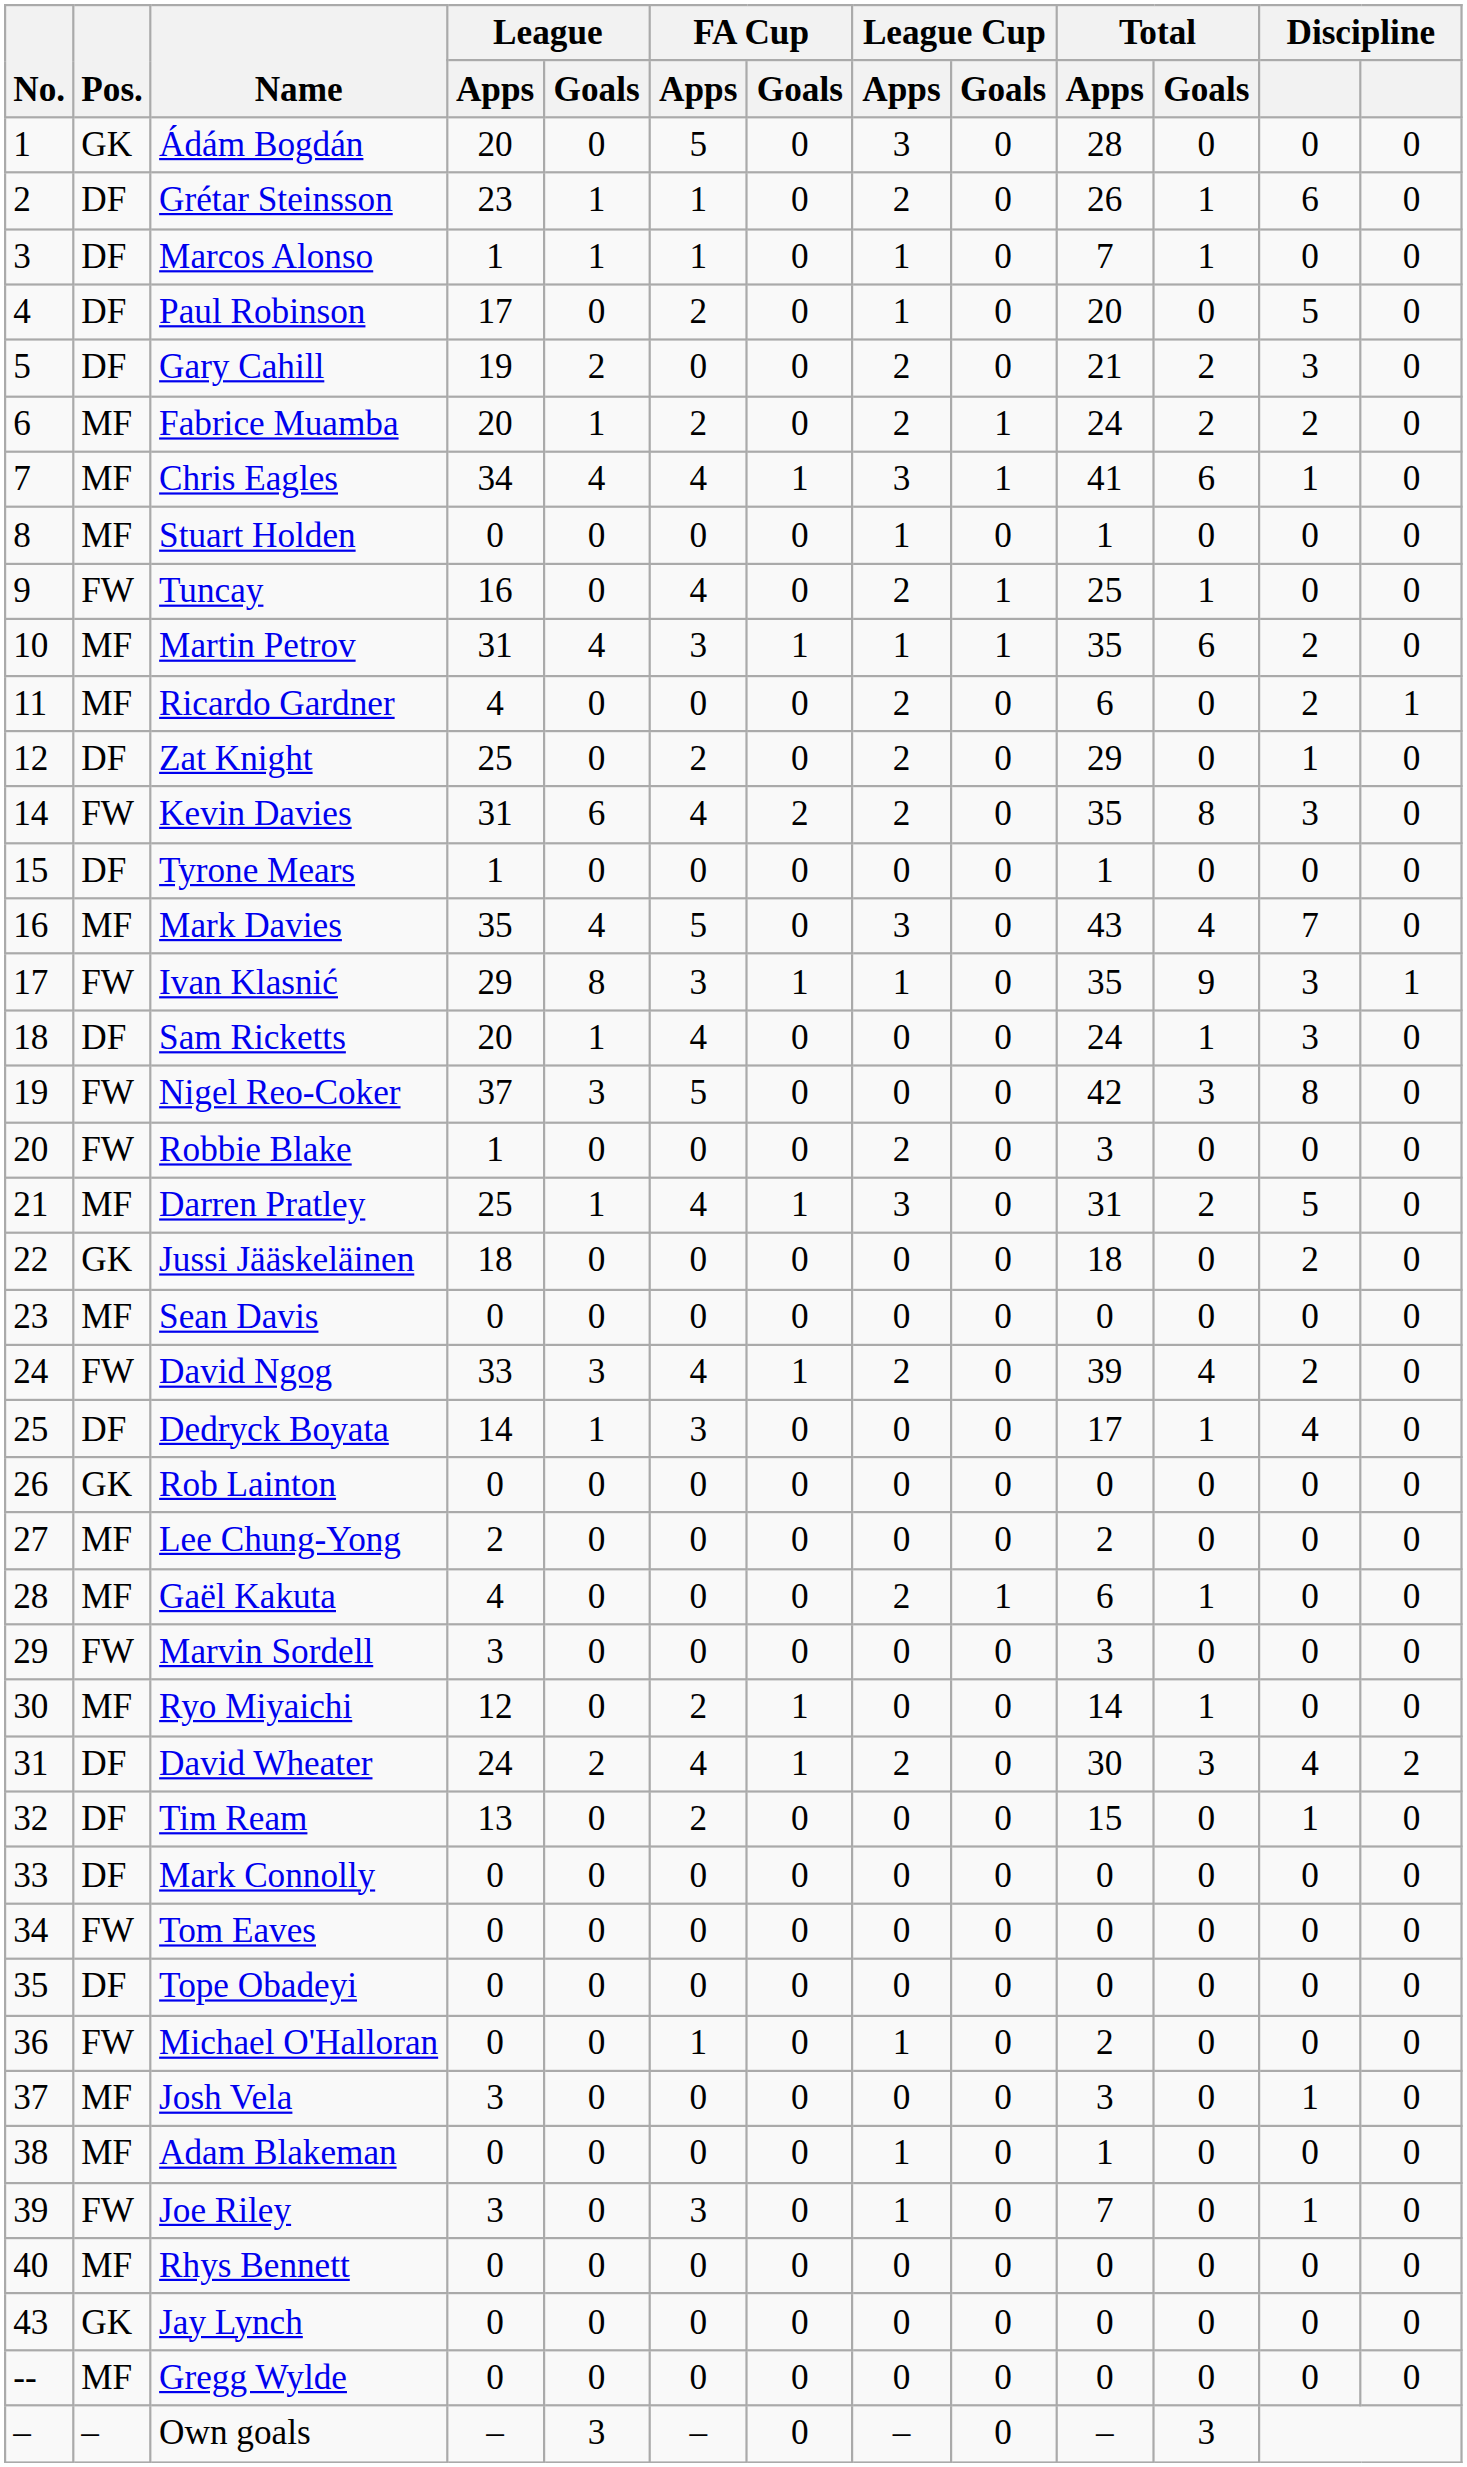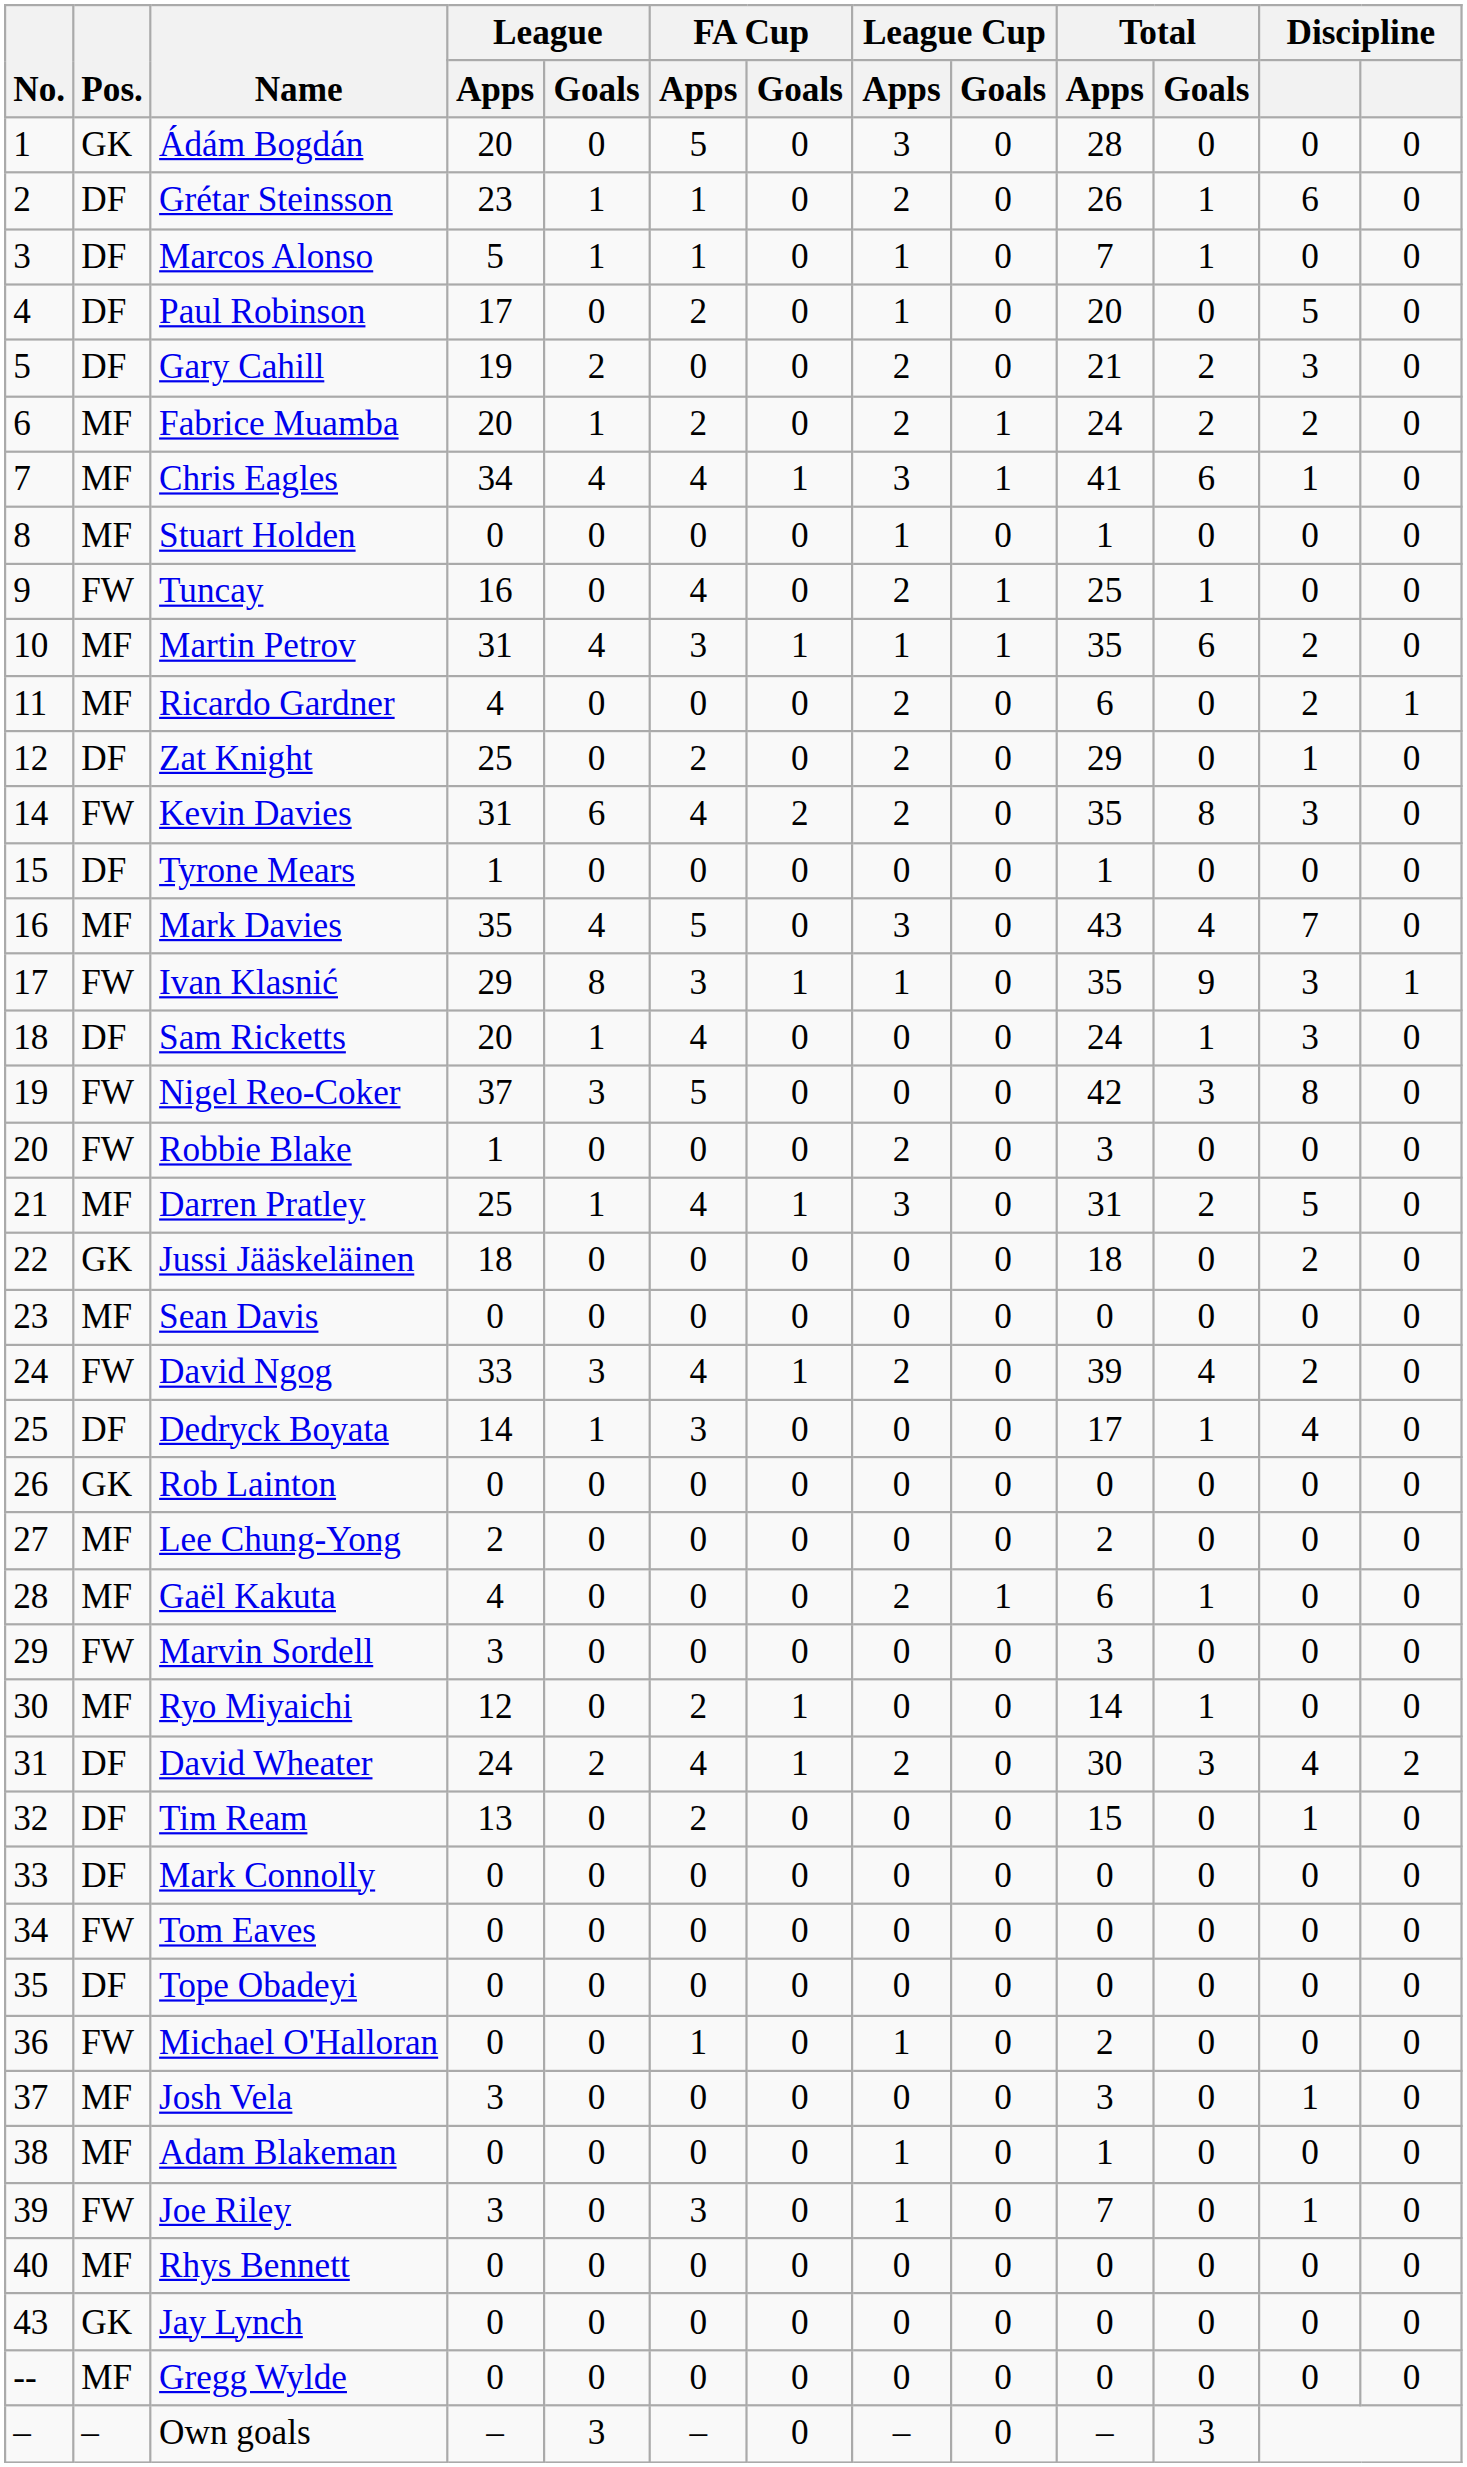(495, 255) 1 -> (495, 255) 5
